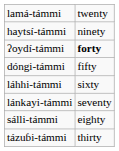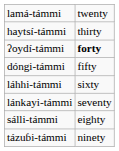(91, 31) ninety -> (90, 31) thirty
(90, 137) thirty -> (91, 137) ninety
